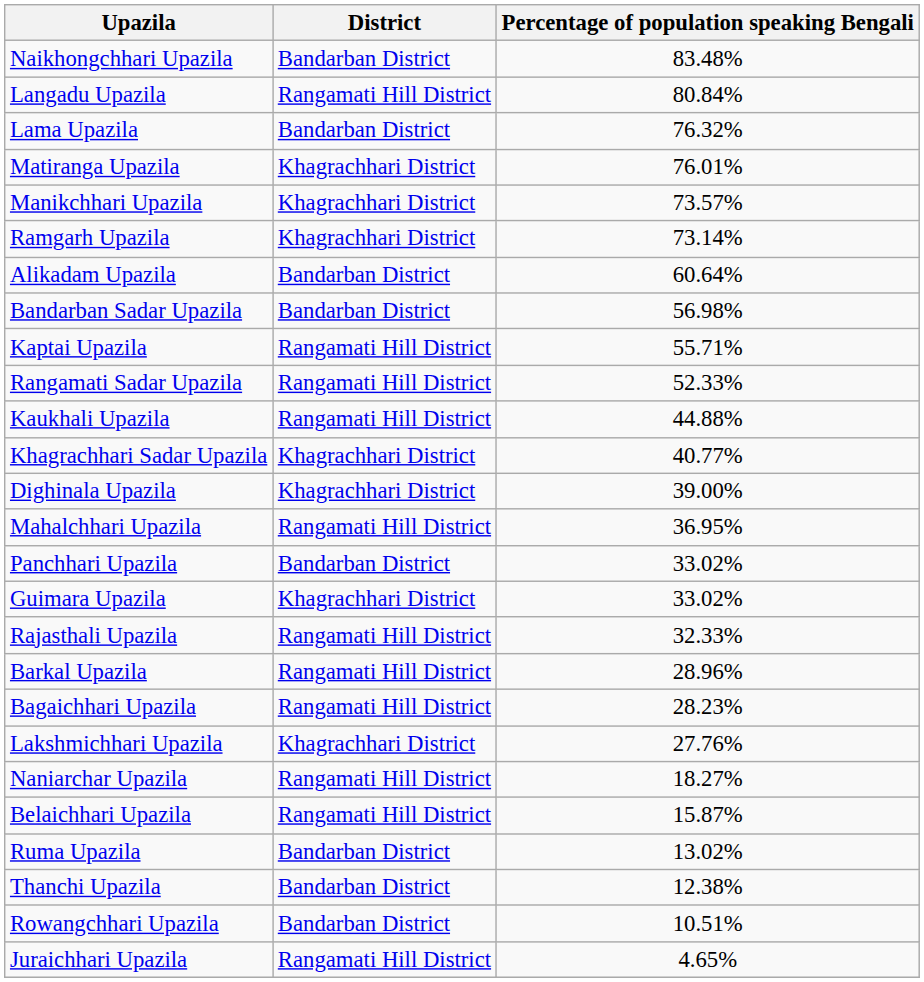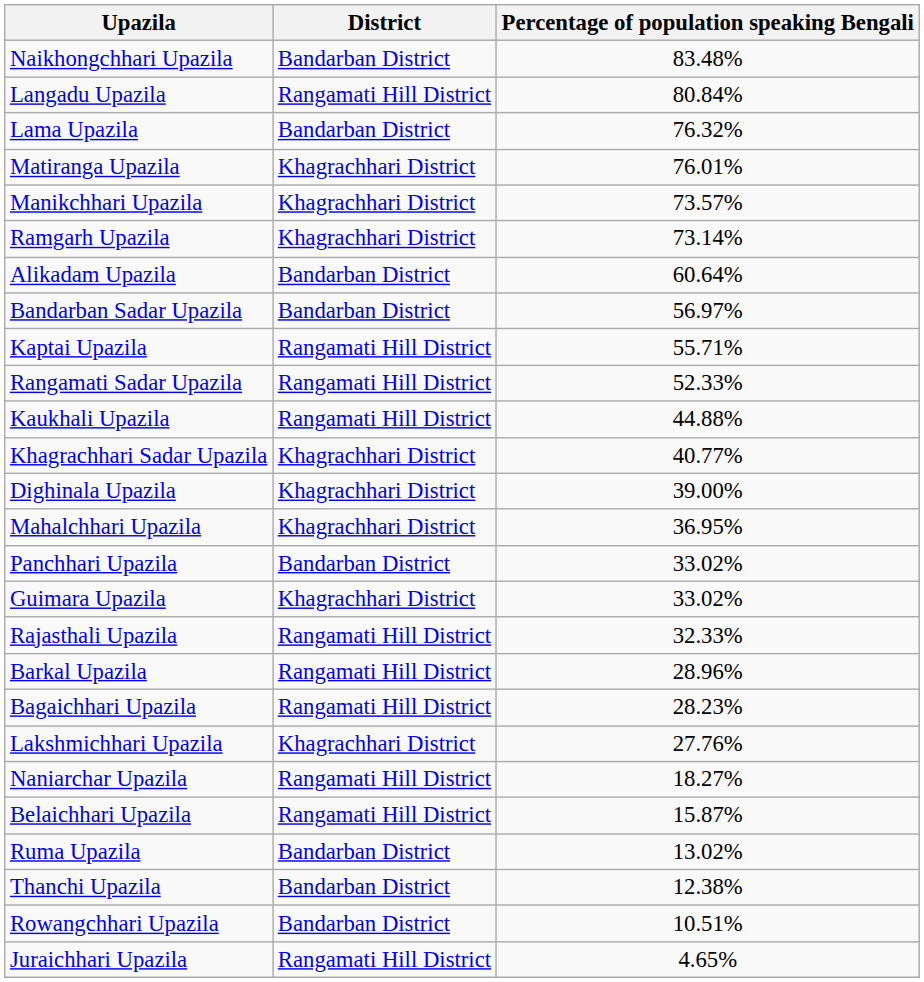(708, 310) 56.98% -> (708, 310) 56.97%
(384, 526) Rangamati Hill District -> (377, 526) Khagrachhari District
